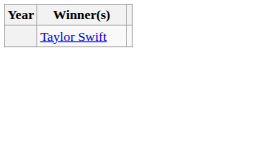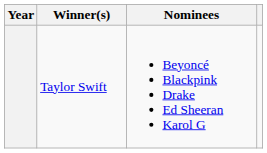+ column: (192, 15)
